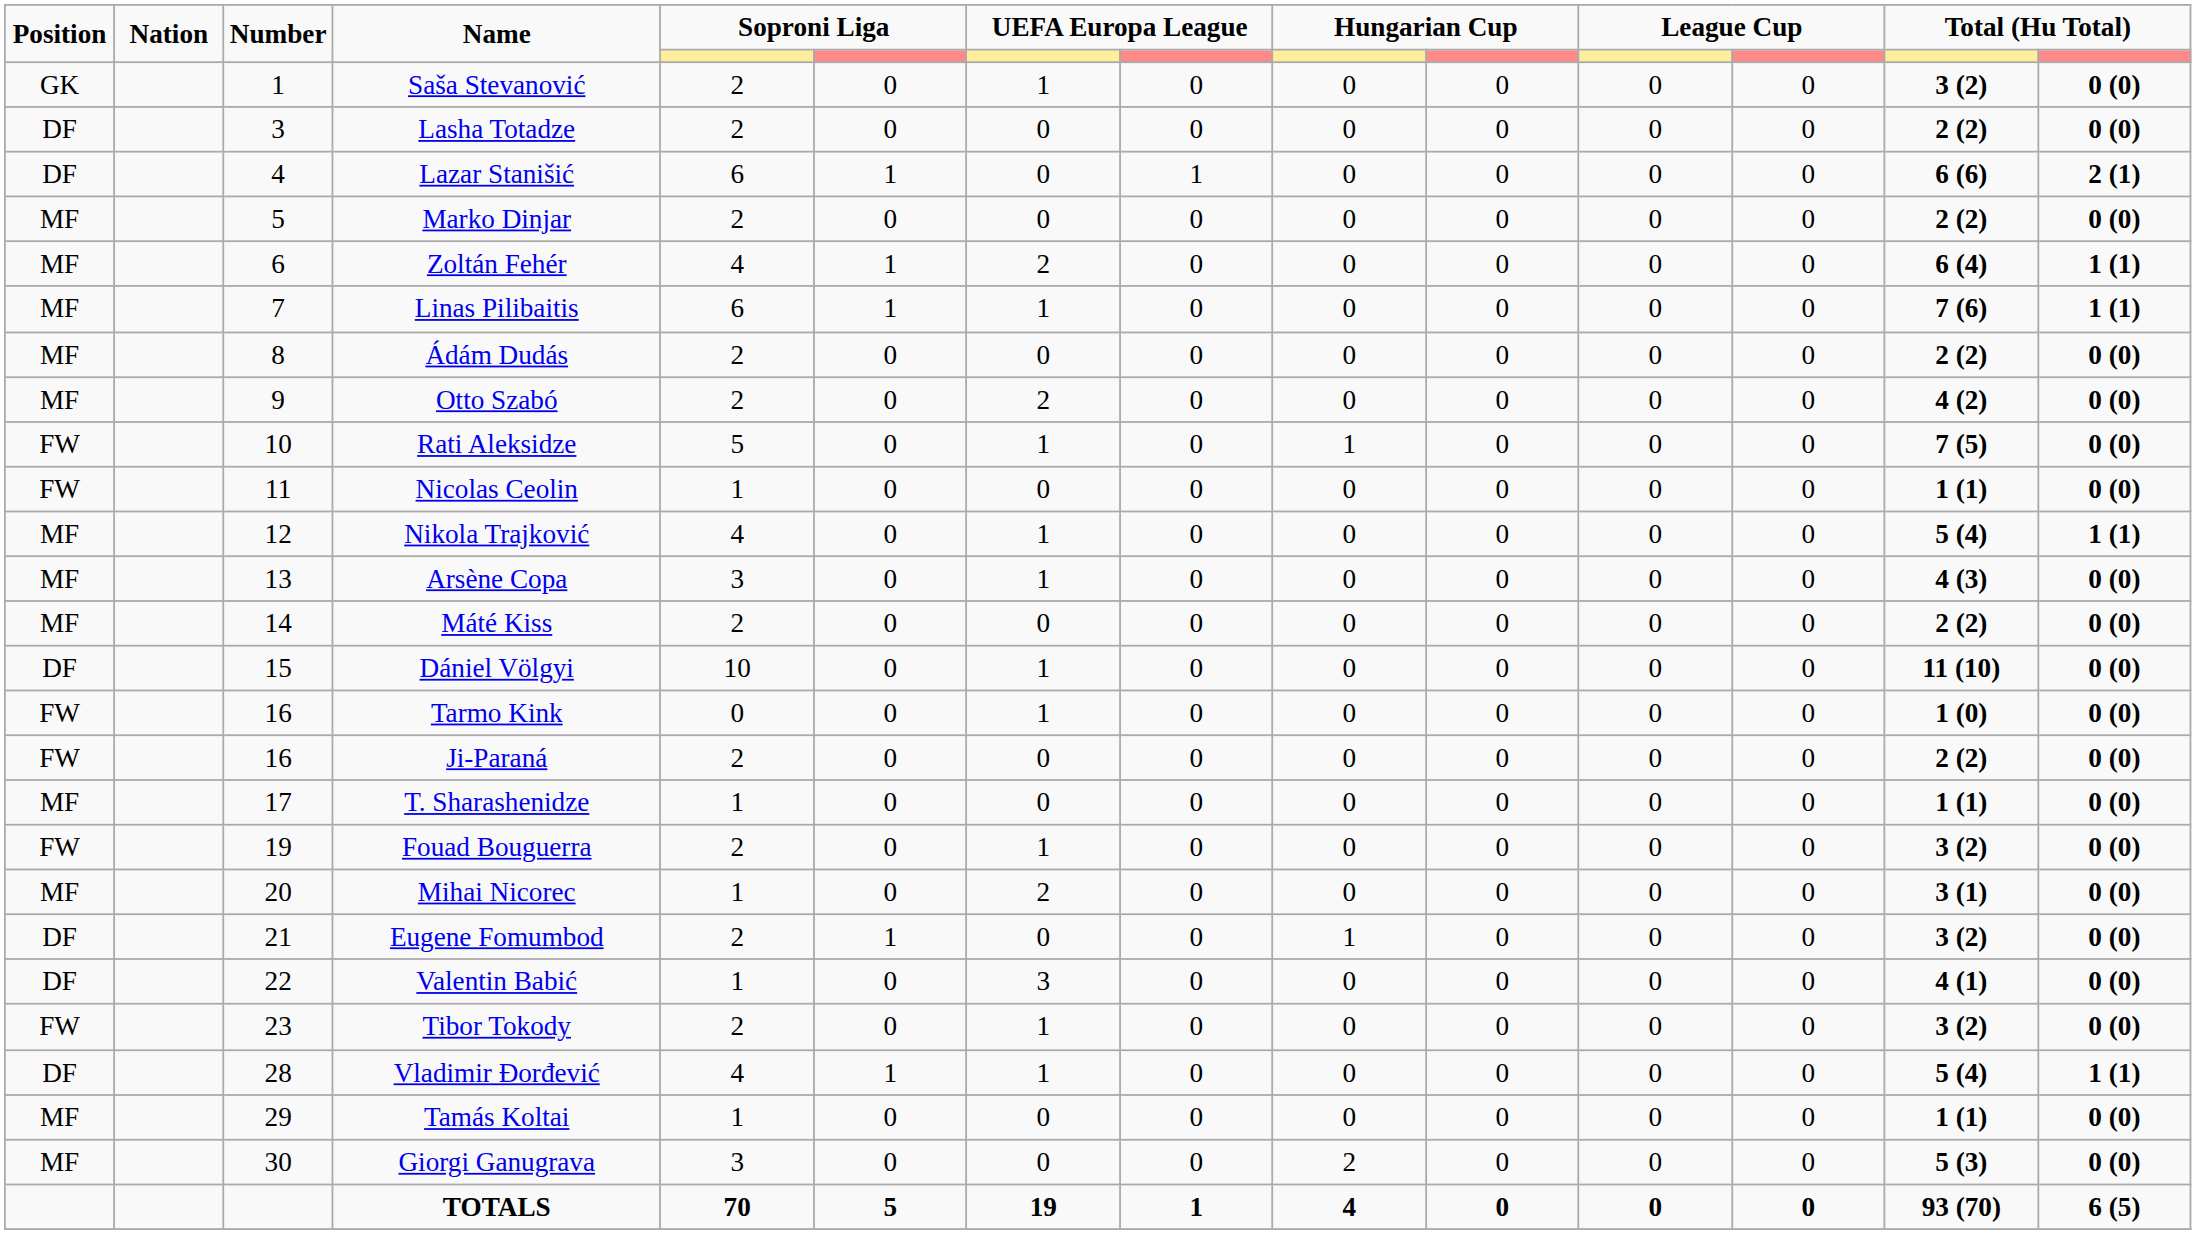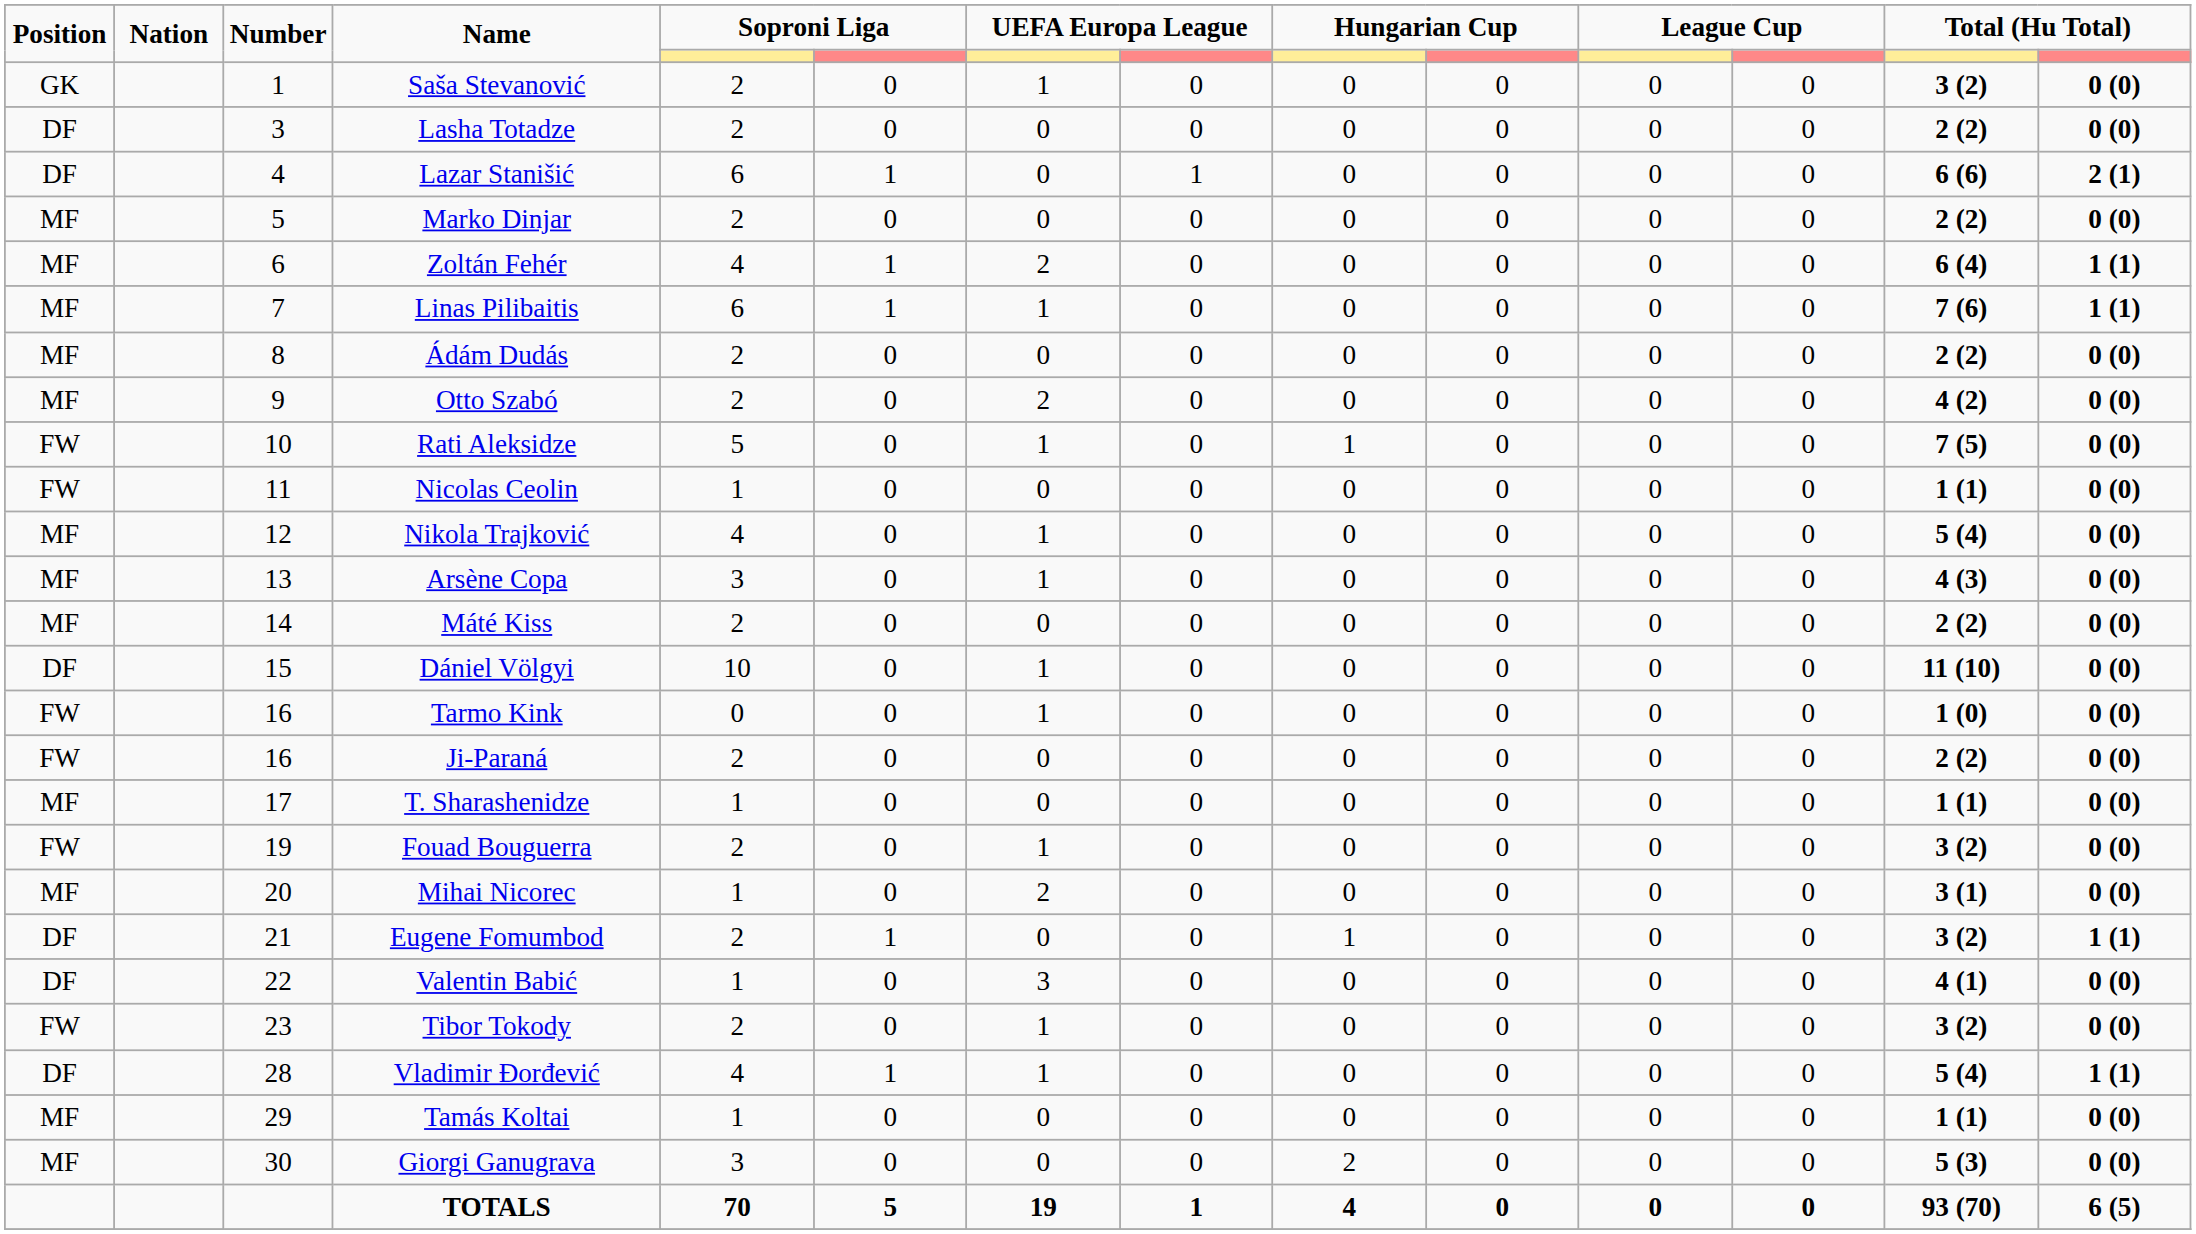(2114, 533) 1 (1) -> (2114, 533) 0 (0)
(2114, 936) 0 (0) -> (2114, 936) 1 (1)
